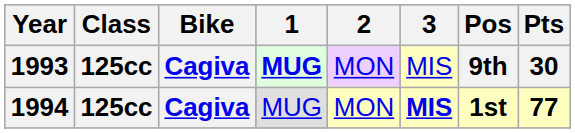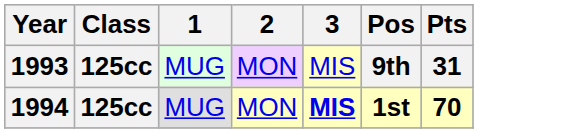- column: (207, 25)
(292, 66) bold -> (195, 66) normal
(544, 66) 30 -> (447, 66) 31
(544, 107) 77 -> (447, 107) 70
